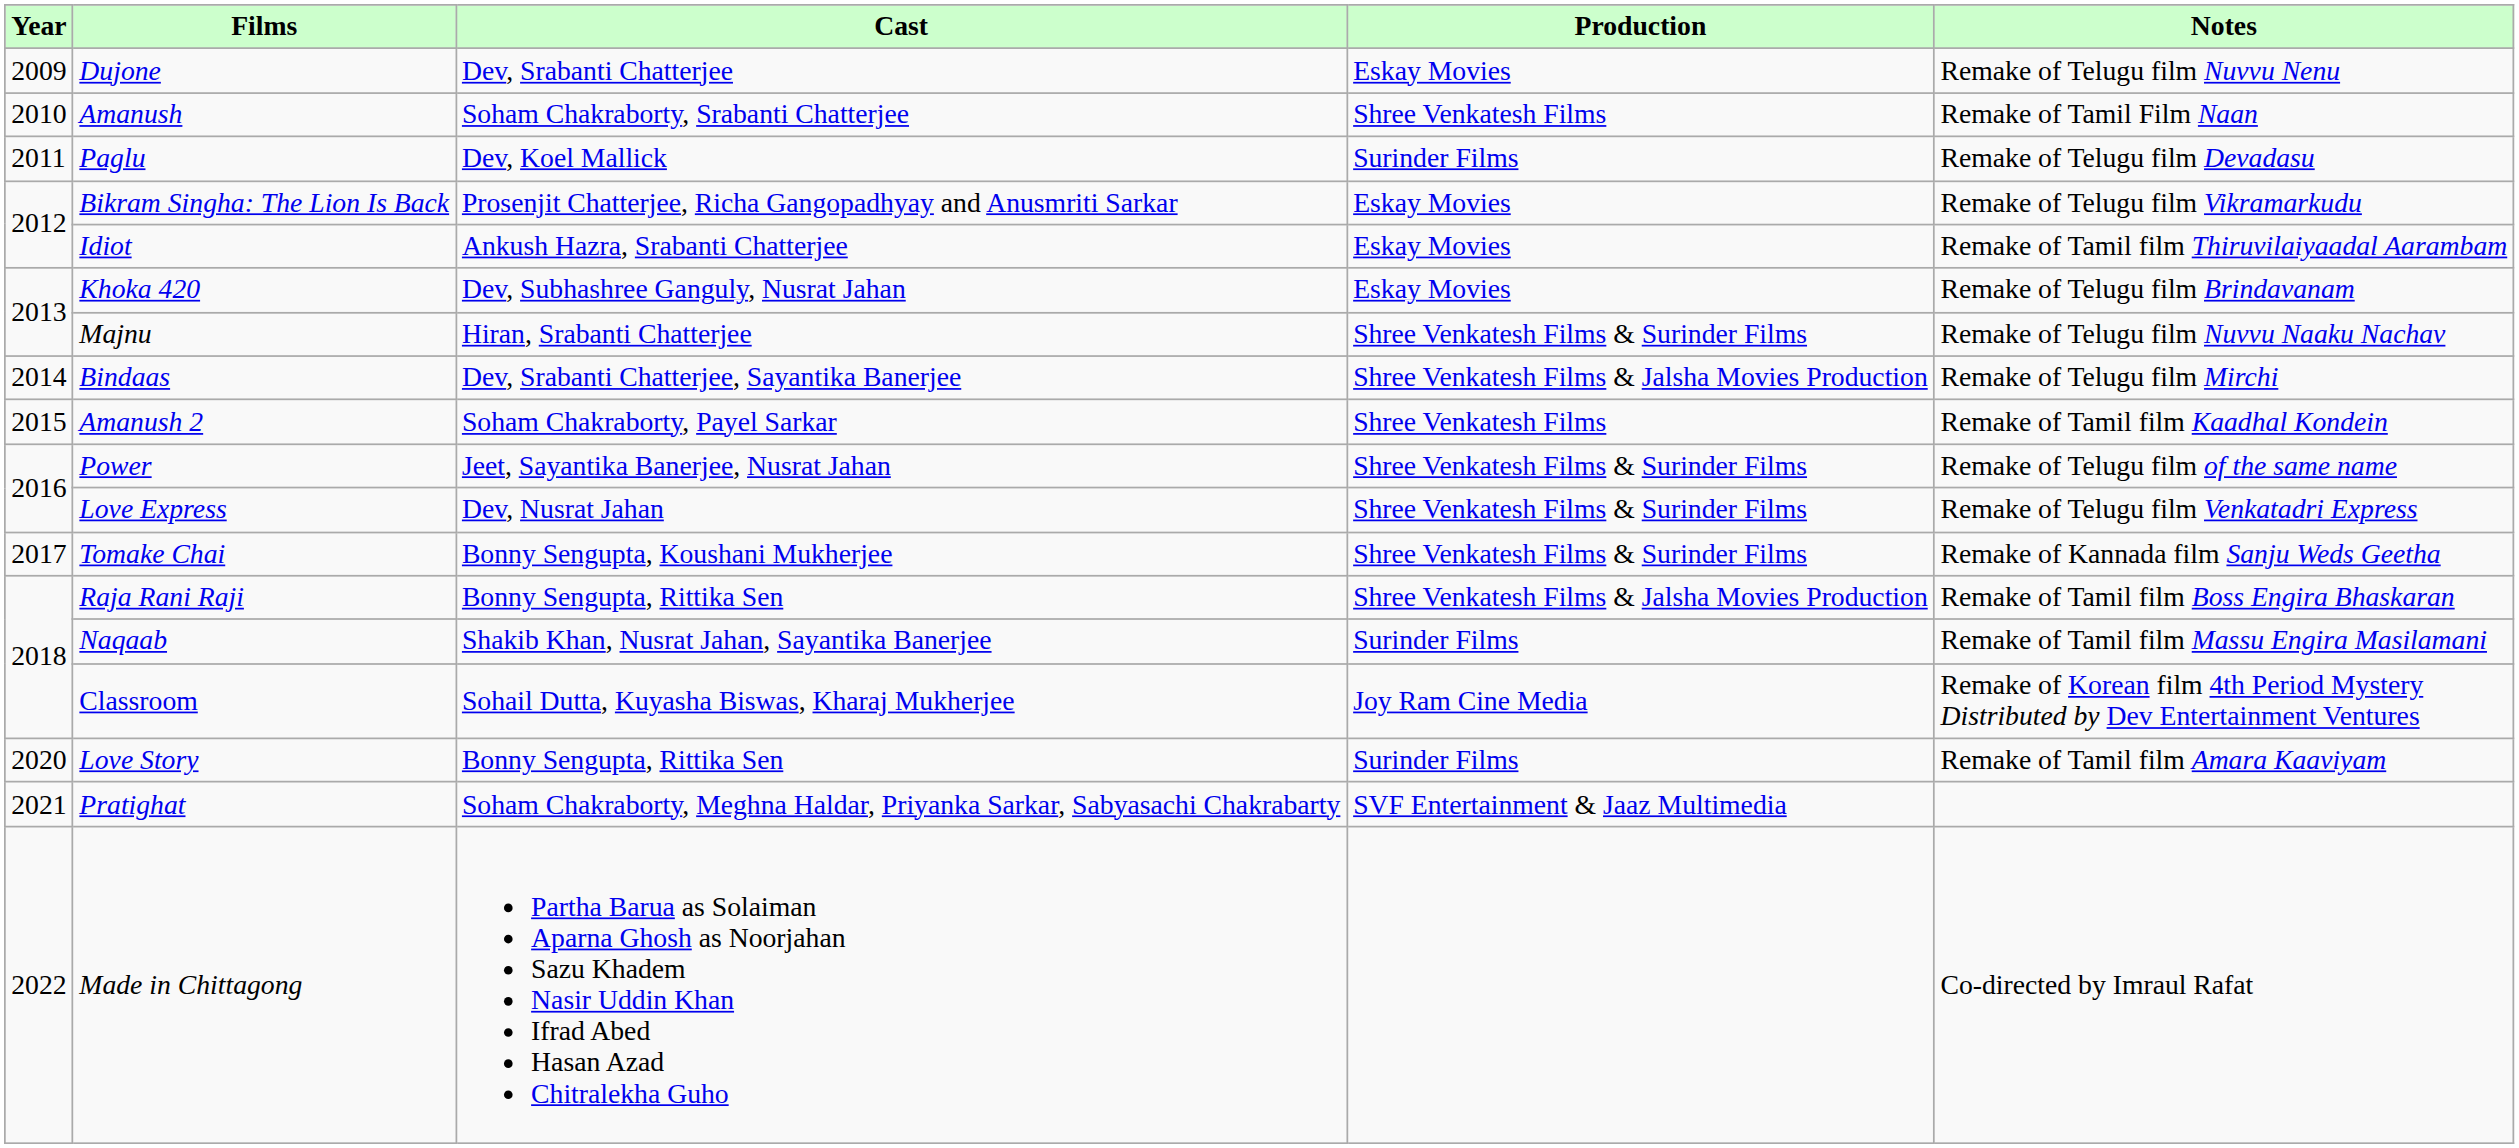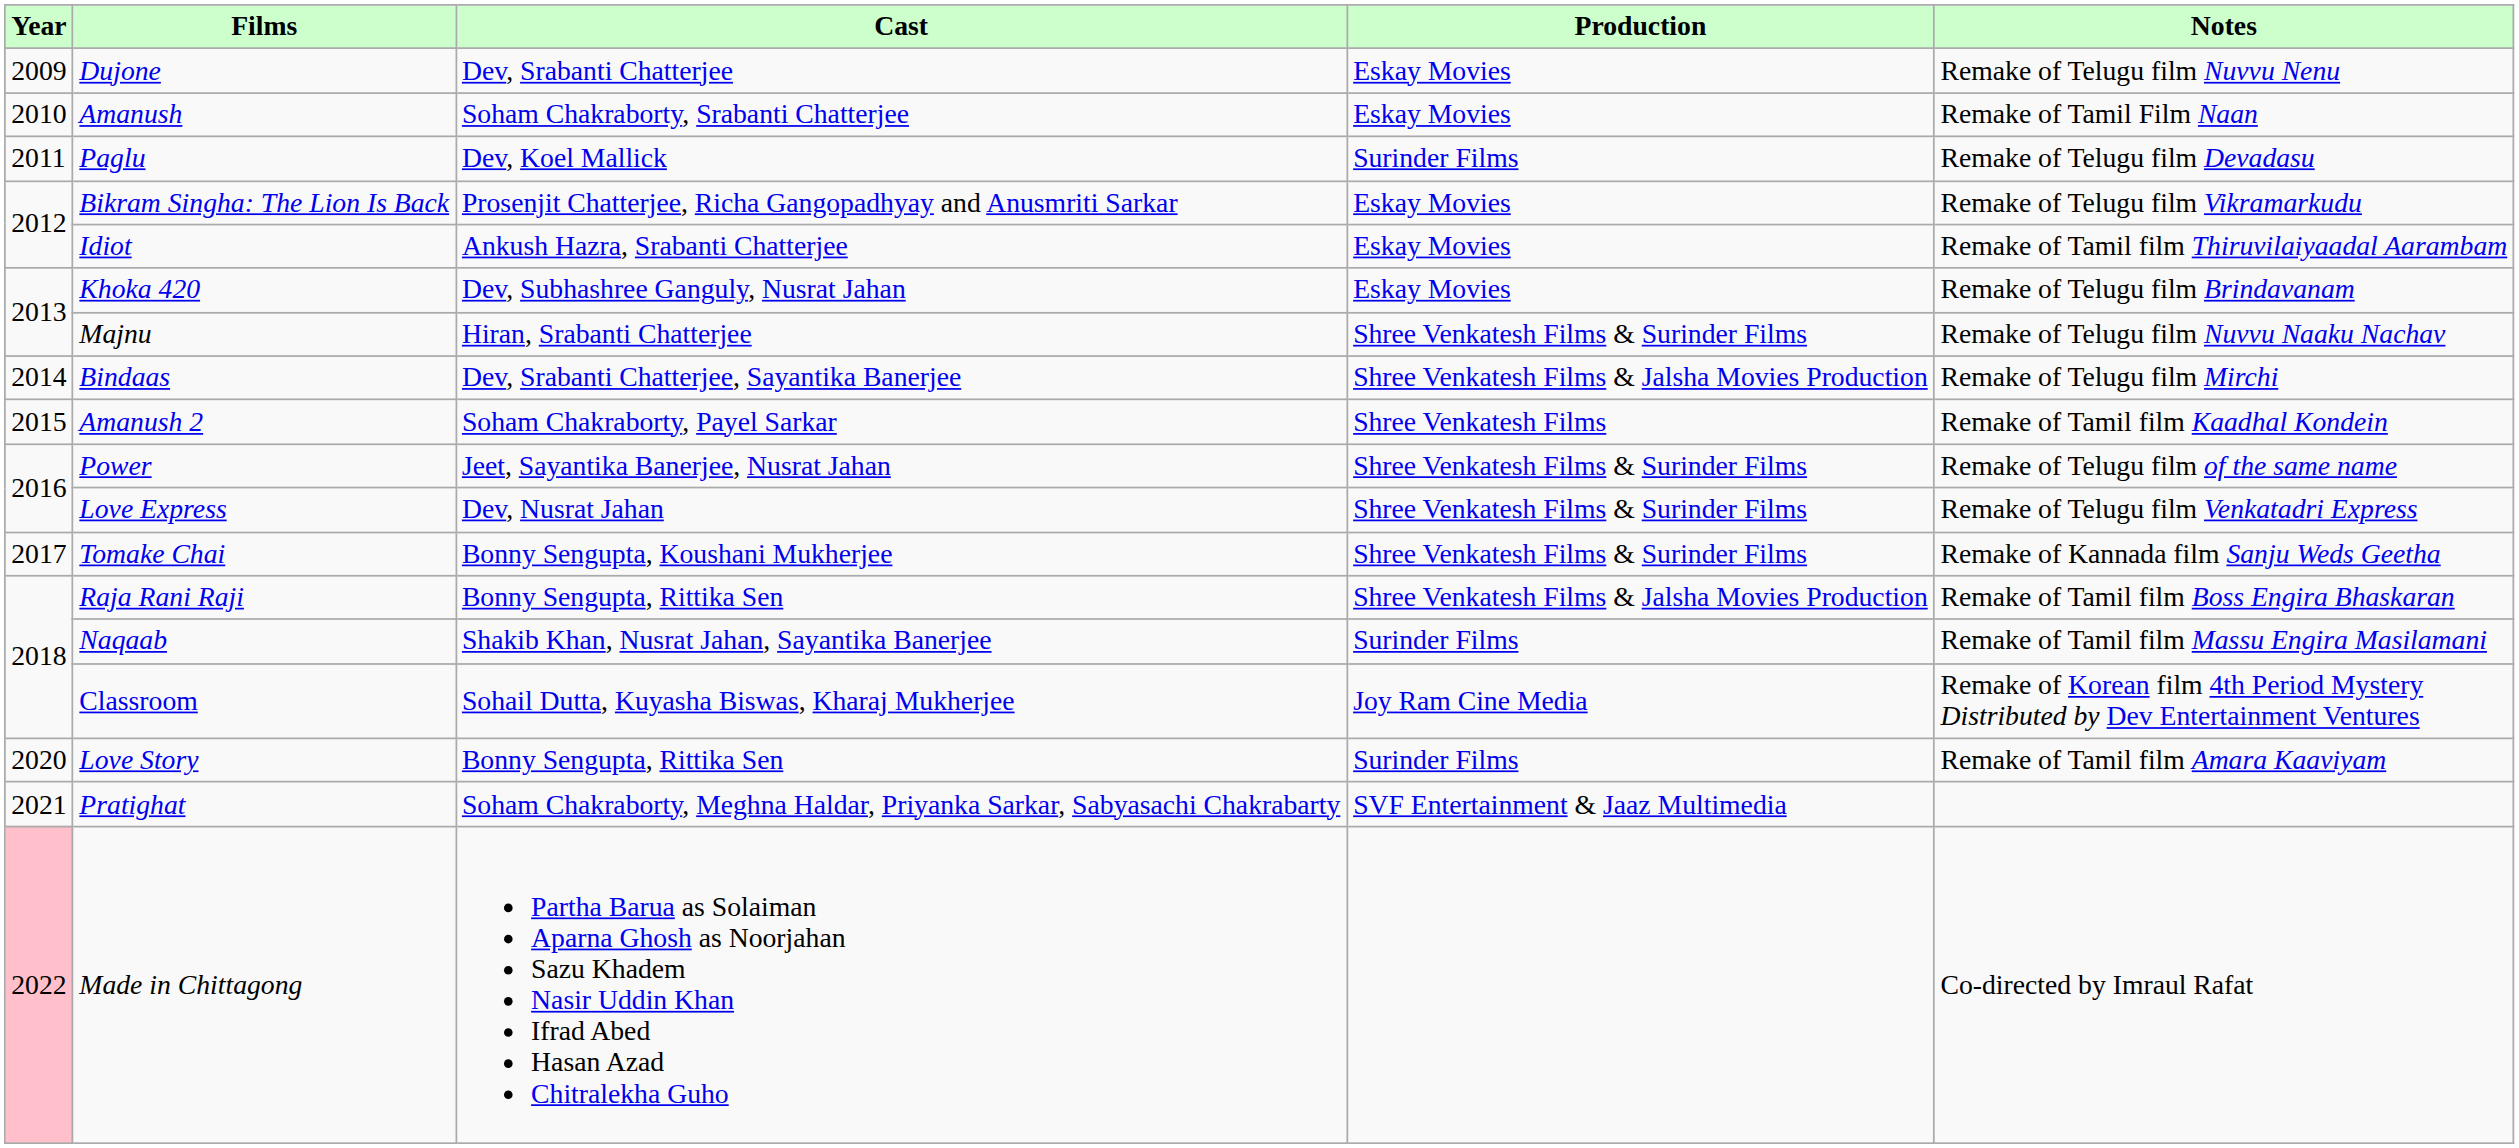(1480, 114) Shree Venkatesh Films -> (1432, 114) Eskay Movies
(39, 984) no background -> (39, 984) pink background
